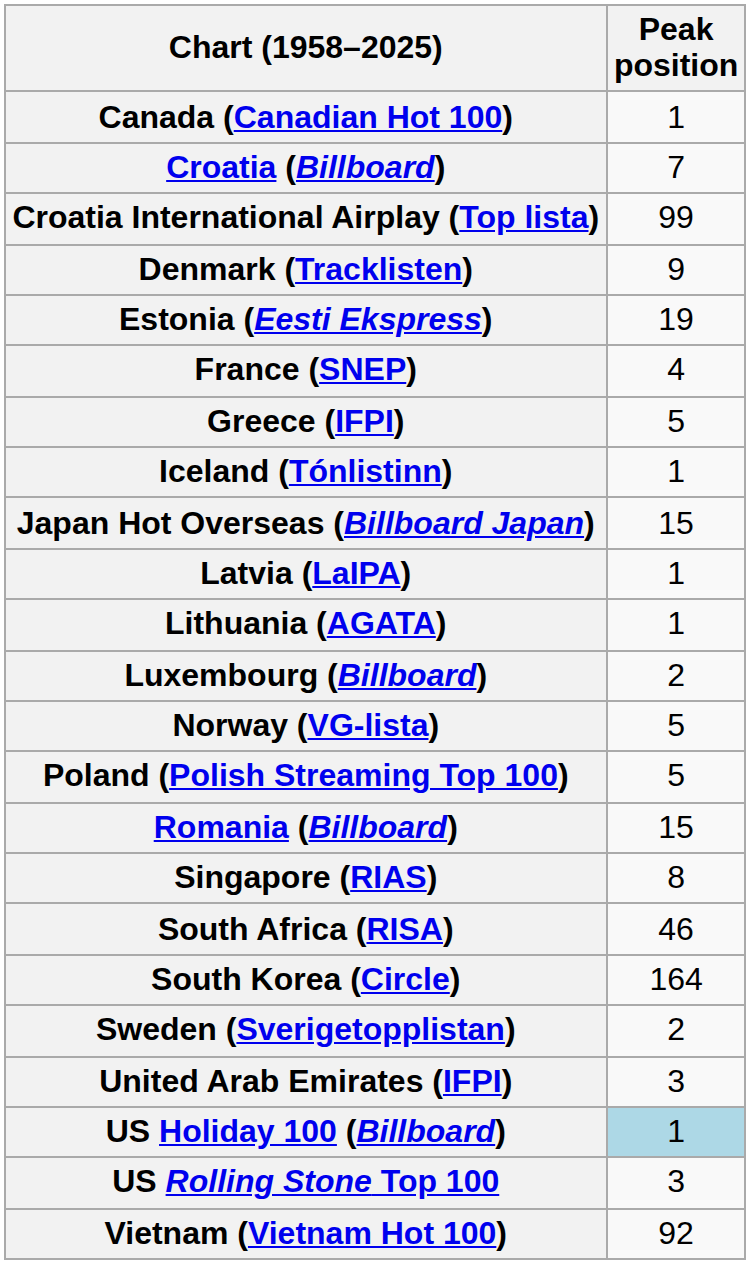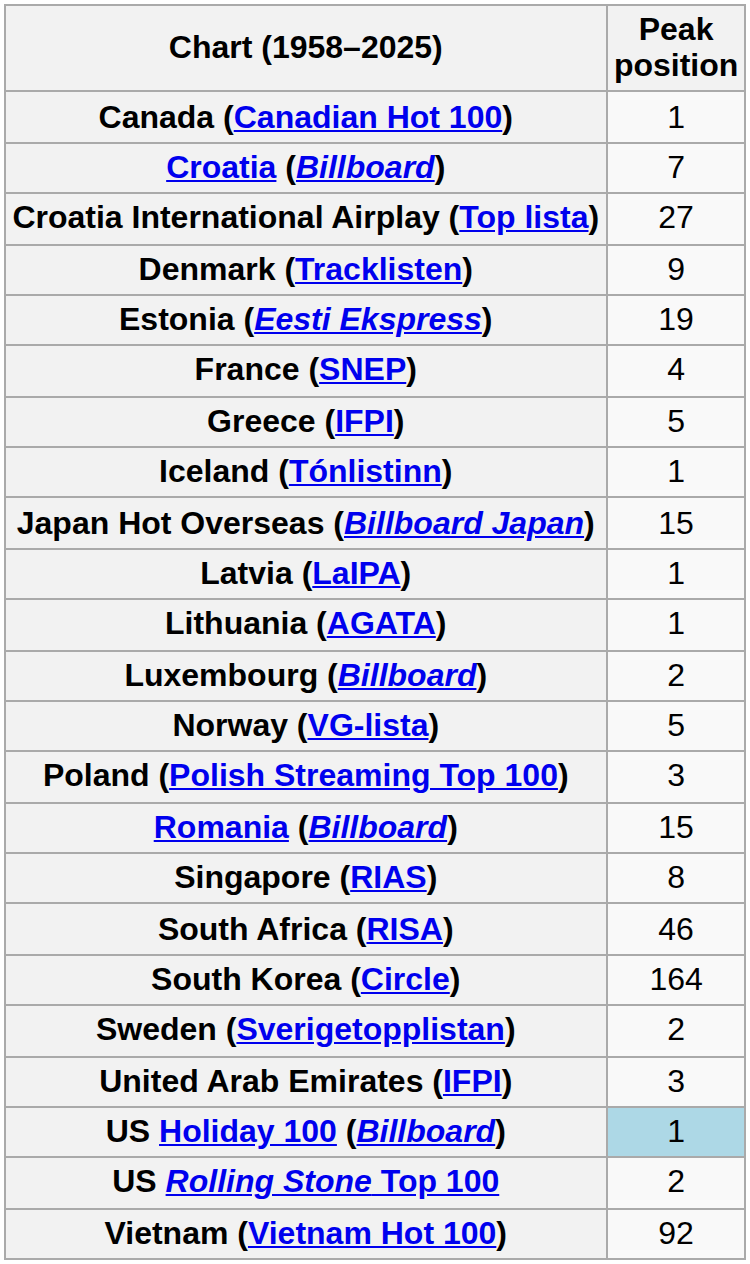(676, 218) 99 -> (676, 218) 27
(676, 776) 5 -> (676, 776) 3
(676, 1182) 3 -> (676, 1182) 2
